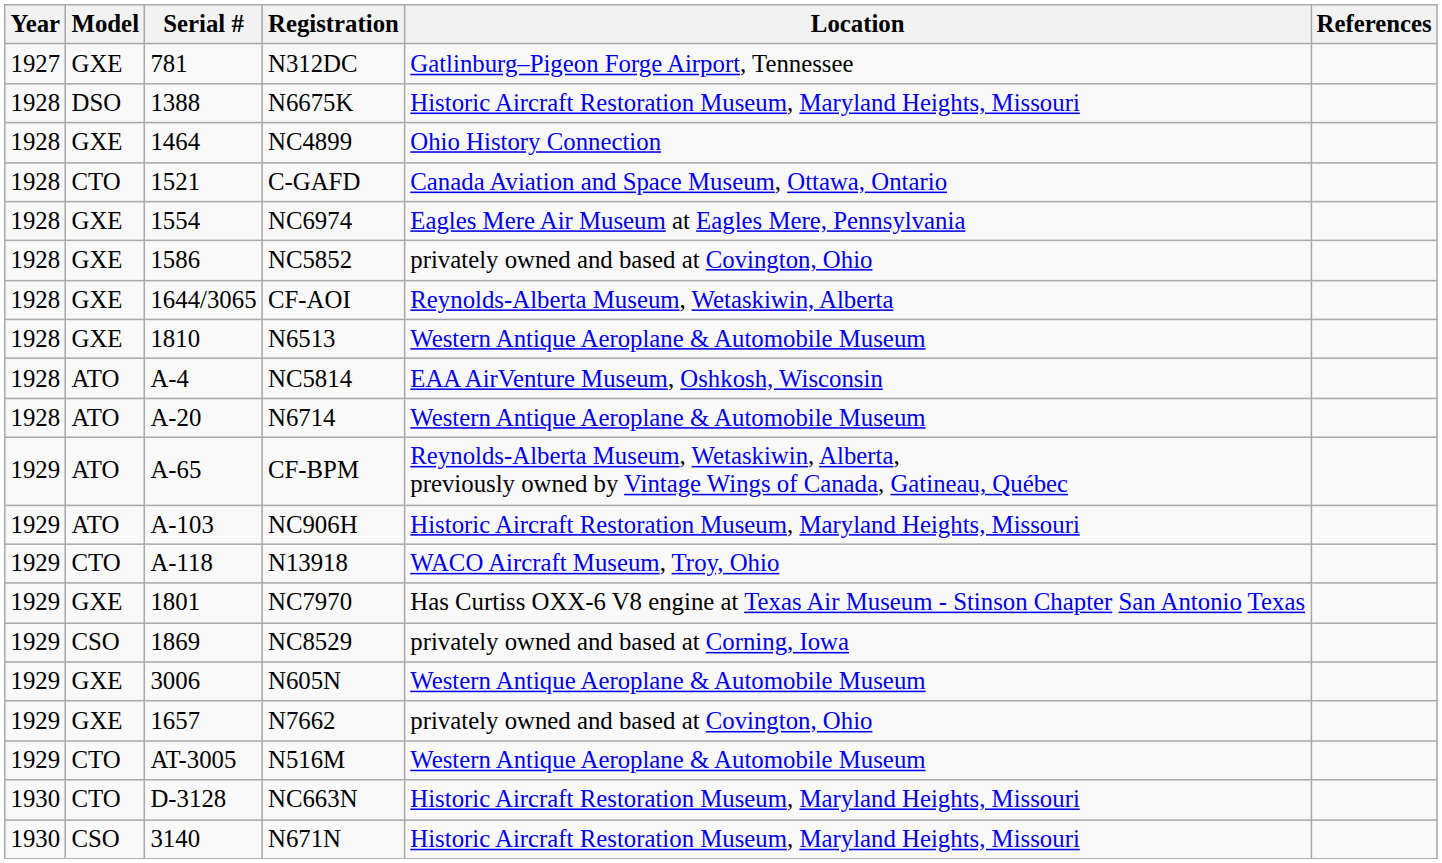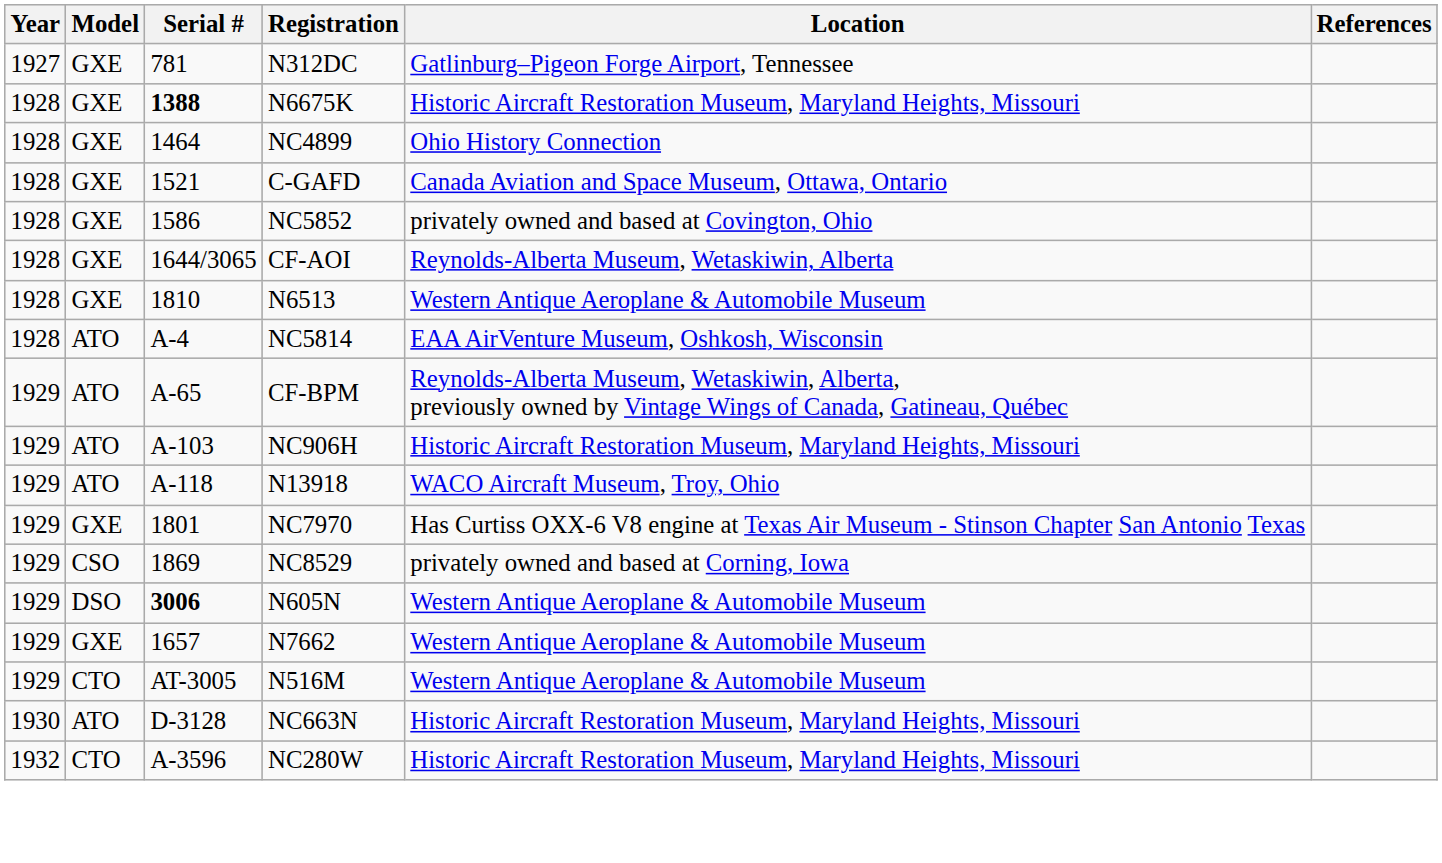(96, 102) DSO -> (97, 102) GXE
(175, 102) normal -> (175, 102) bold
(96, 181) CTO -> (97, 181) GXE
- row: (310, 220)
- row: (302, 417)
(96, 563) CTO -> (95, 484) ATO
(97, 681) GXE -> (96, 602) DSO
(175, 681) normal -> (175, 602) bold
(641, 720) privately owned and based at Covington, Ohio -> (668, 642) Western Antique Aeroplane & Automobile Museum
(96, 799) CTO -> (95, 720) ATO
- row: (304, 838)
+ row: (316, 760)
